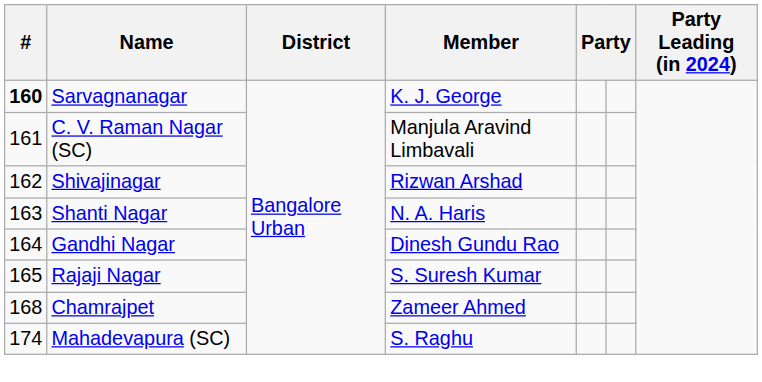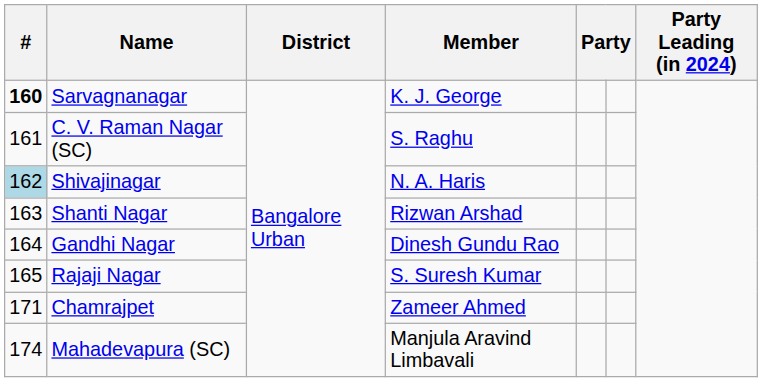(461, 138) Manjula Aravind Limbavali -> (432, 138) S. Raghu
(26, 181) no background -> (26, 181) lightblue background
(456, 181) Rizwan Arshad -> (438, 181) N. A. Haris
(438, 213) N. A. Haris -> (456, 213) Rizwan Arshad
(26, 307) 168 -> (26, 307) 171
(432, 338) S. Raghu -> (461, 350) Manjula Aravind Limbavali
